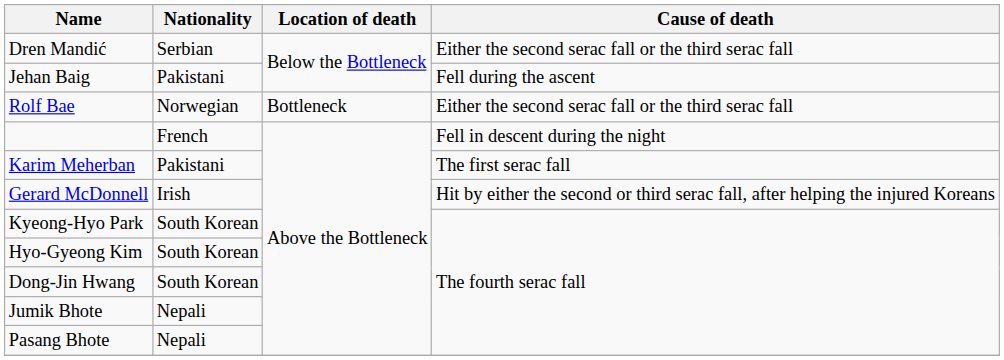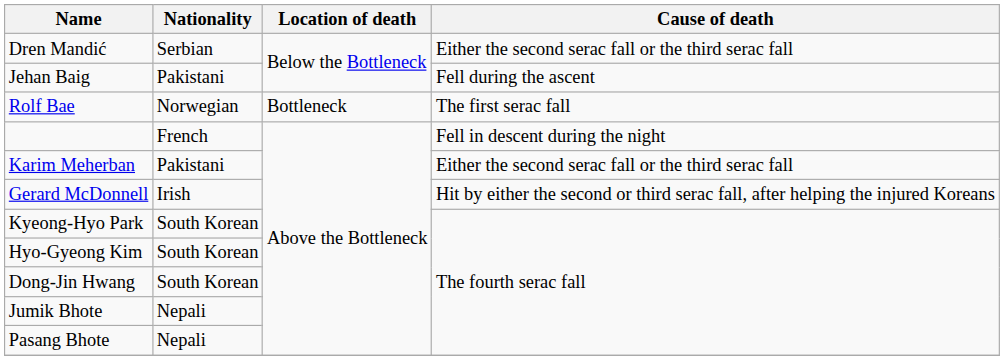(614, 106) Either the second serac fall or the third serac fall -> (503, 106) The first serac fall
(503, 164) The first serac fall -> (614, 164) Either the second serac fall or the third serac fall
